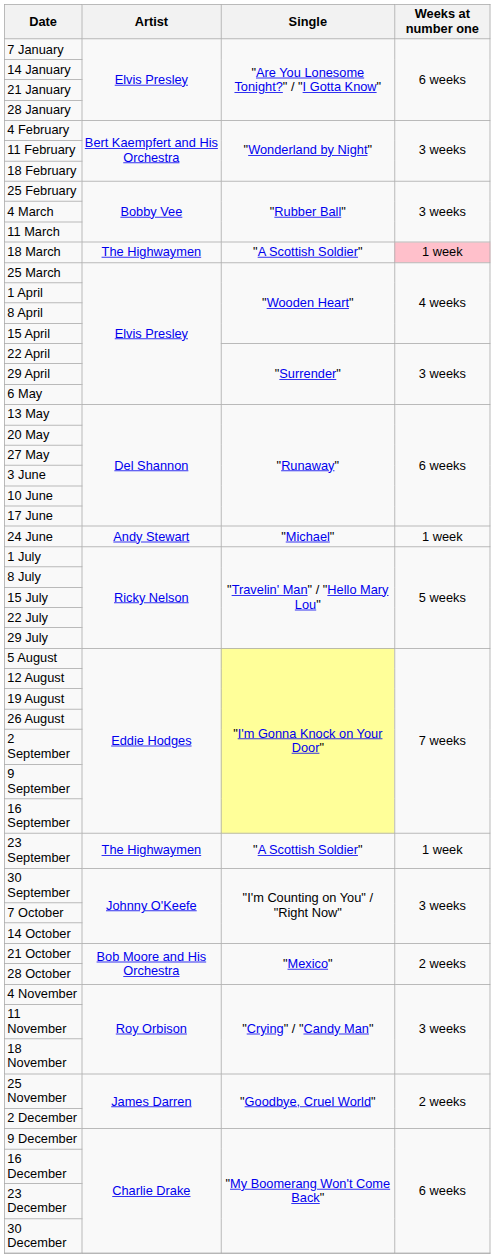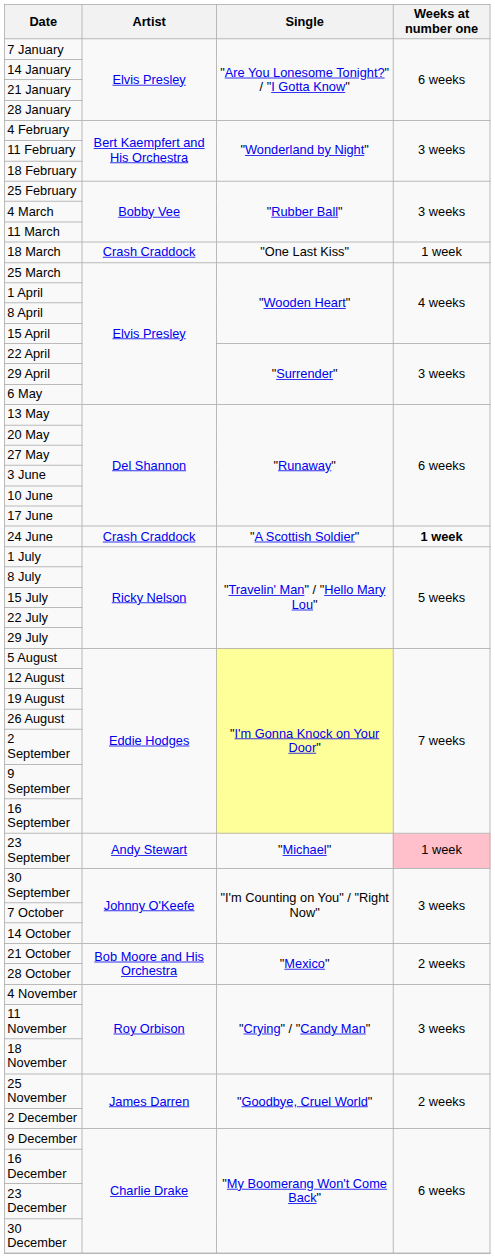(151, 252) The Highwaymen -> (149, 252) Crash Craddock
(308, 252) "A Scottish Soldier" -> (305, 252) "One Last Kiss"
(442, 252) pink background -> (442, 252) no background
(151, 536) Andy Stewart -> (149, 536) Crash Craddock
(308, 536) "Michael" -> (305, 536) "A Scottish Soldier"
(442, 536) normal -> (442, 536) bold
(151, 850) The Highwaymen -> (149, 850) Andy Stewart
(308, 850) "A Scottish Soldier" -> (305, 850) "Michael"
(442, 850) no background -> (442, 850) pink background
